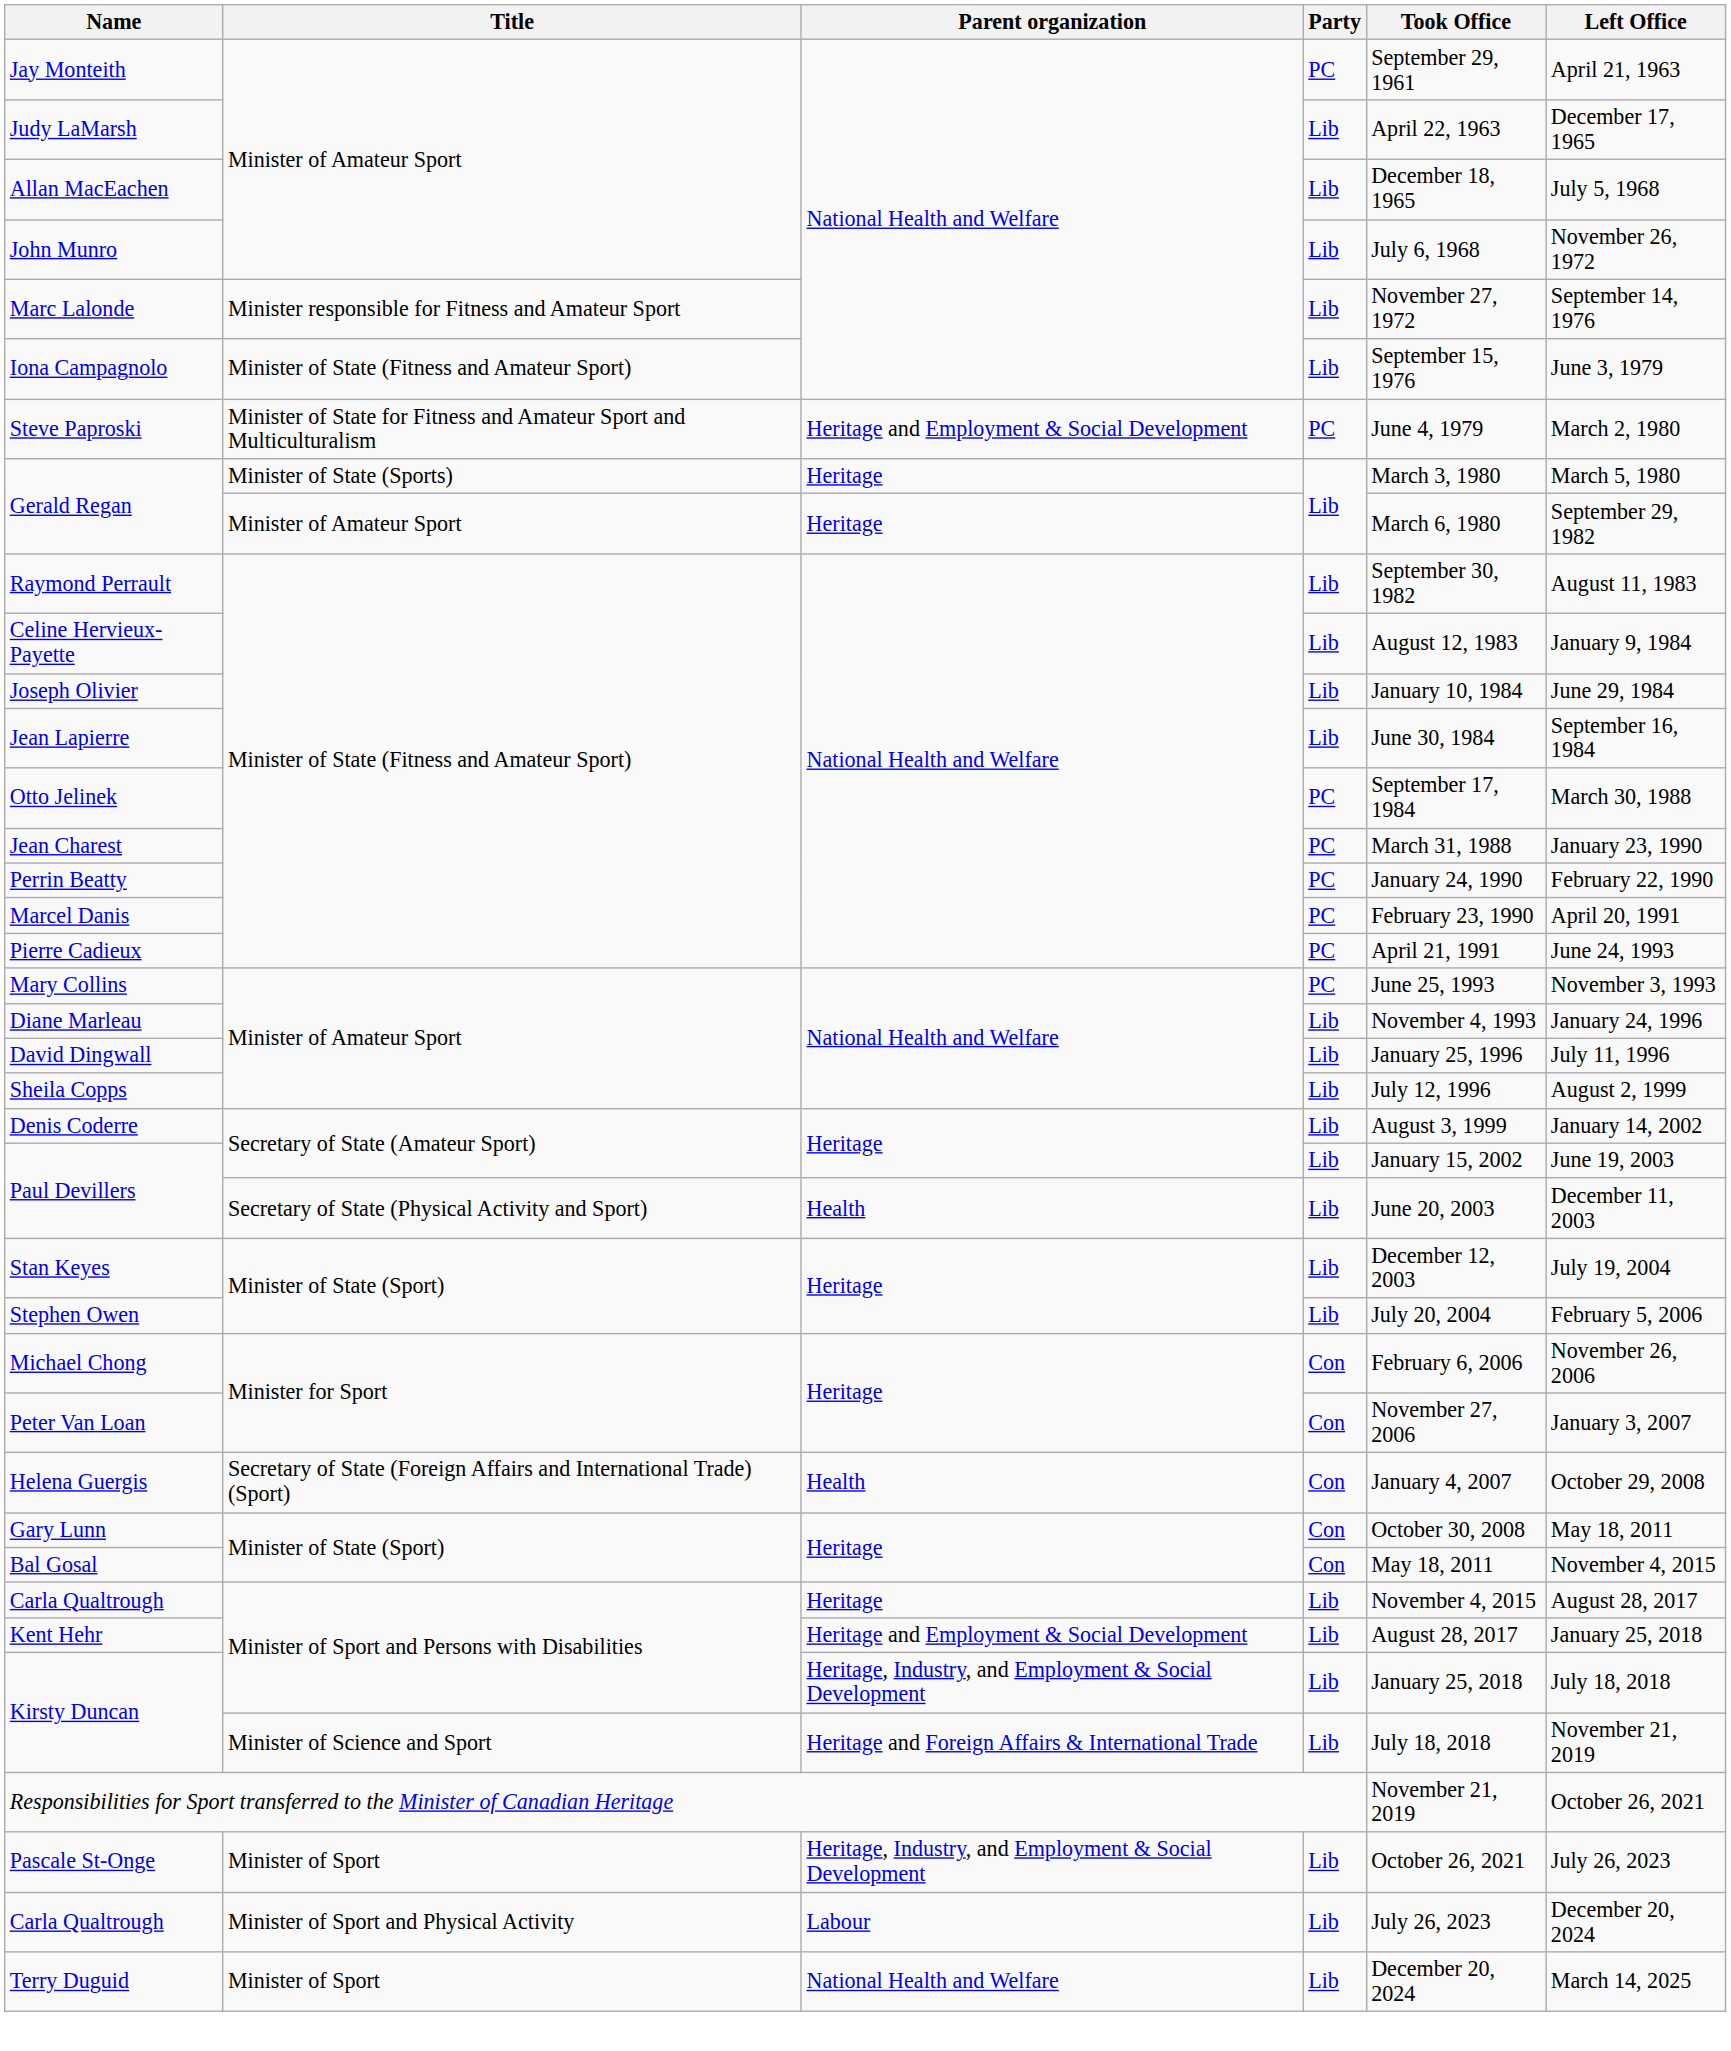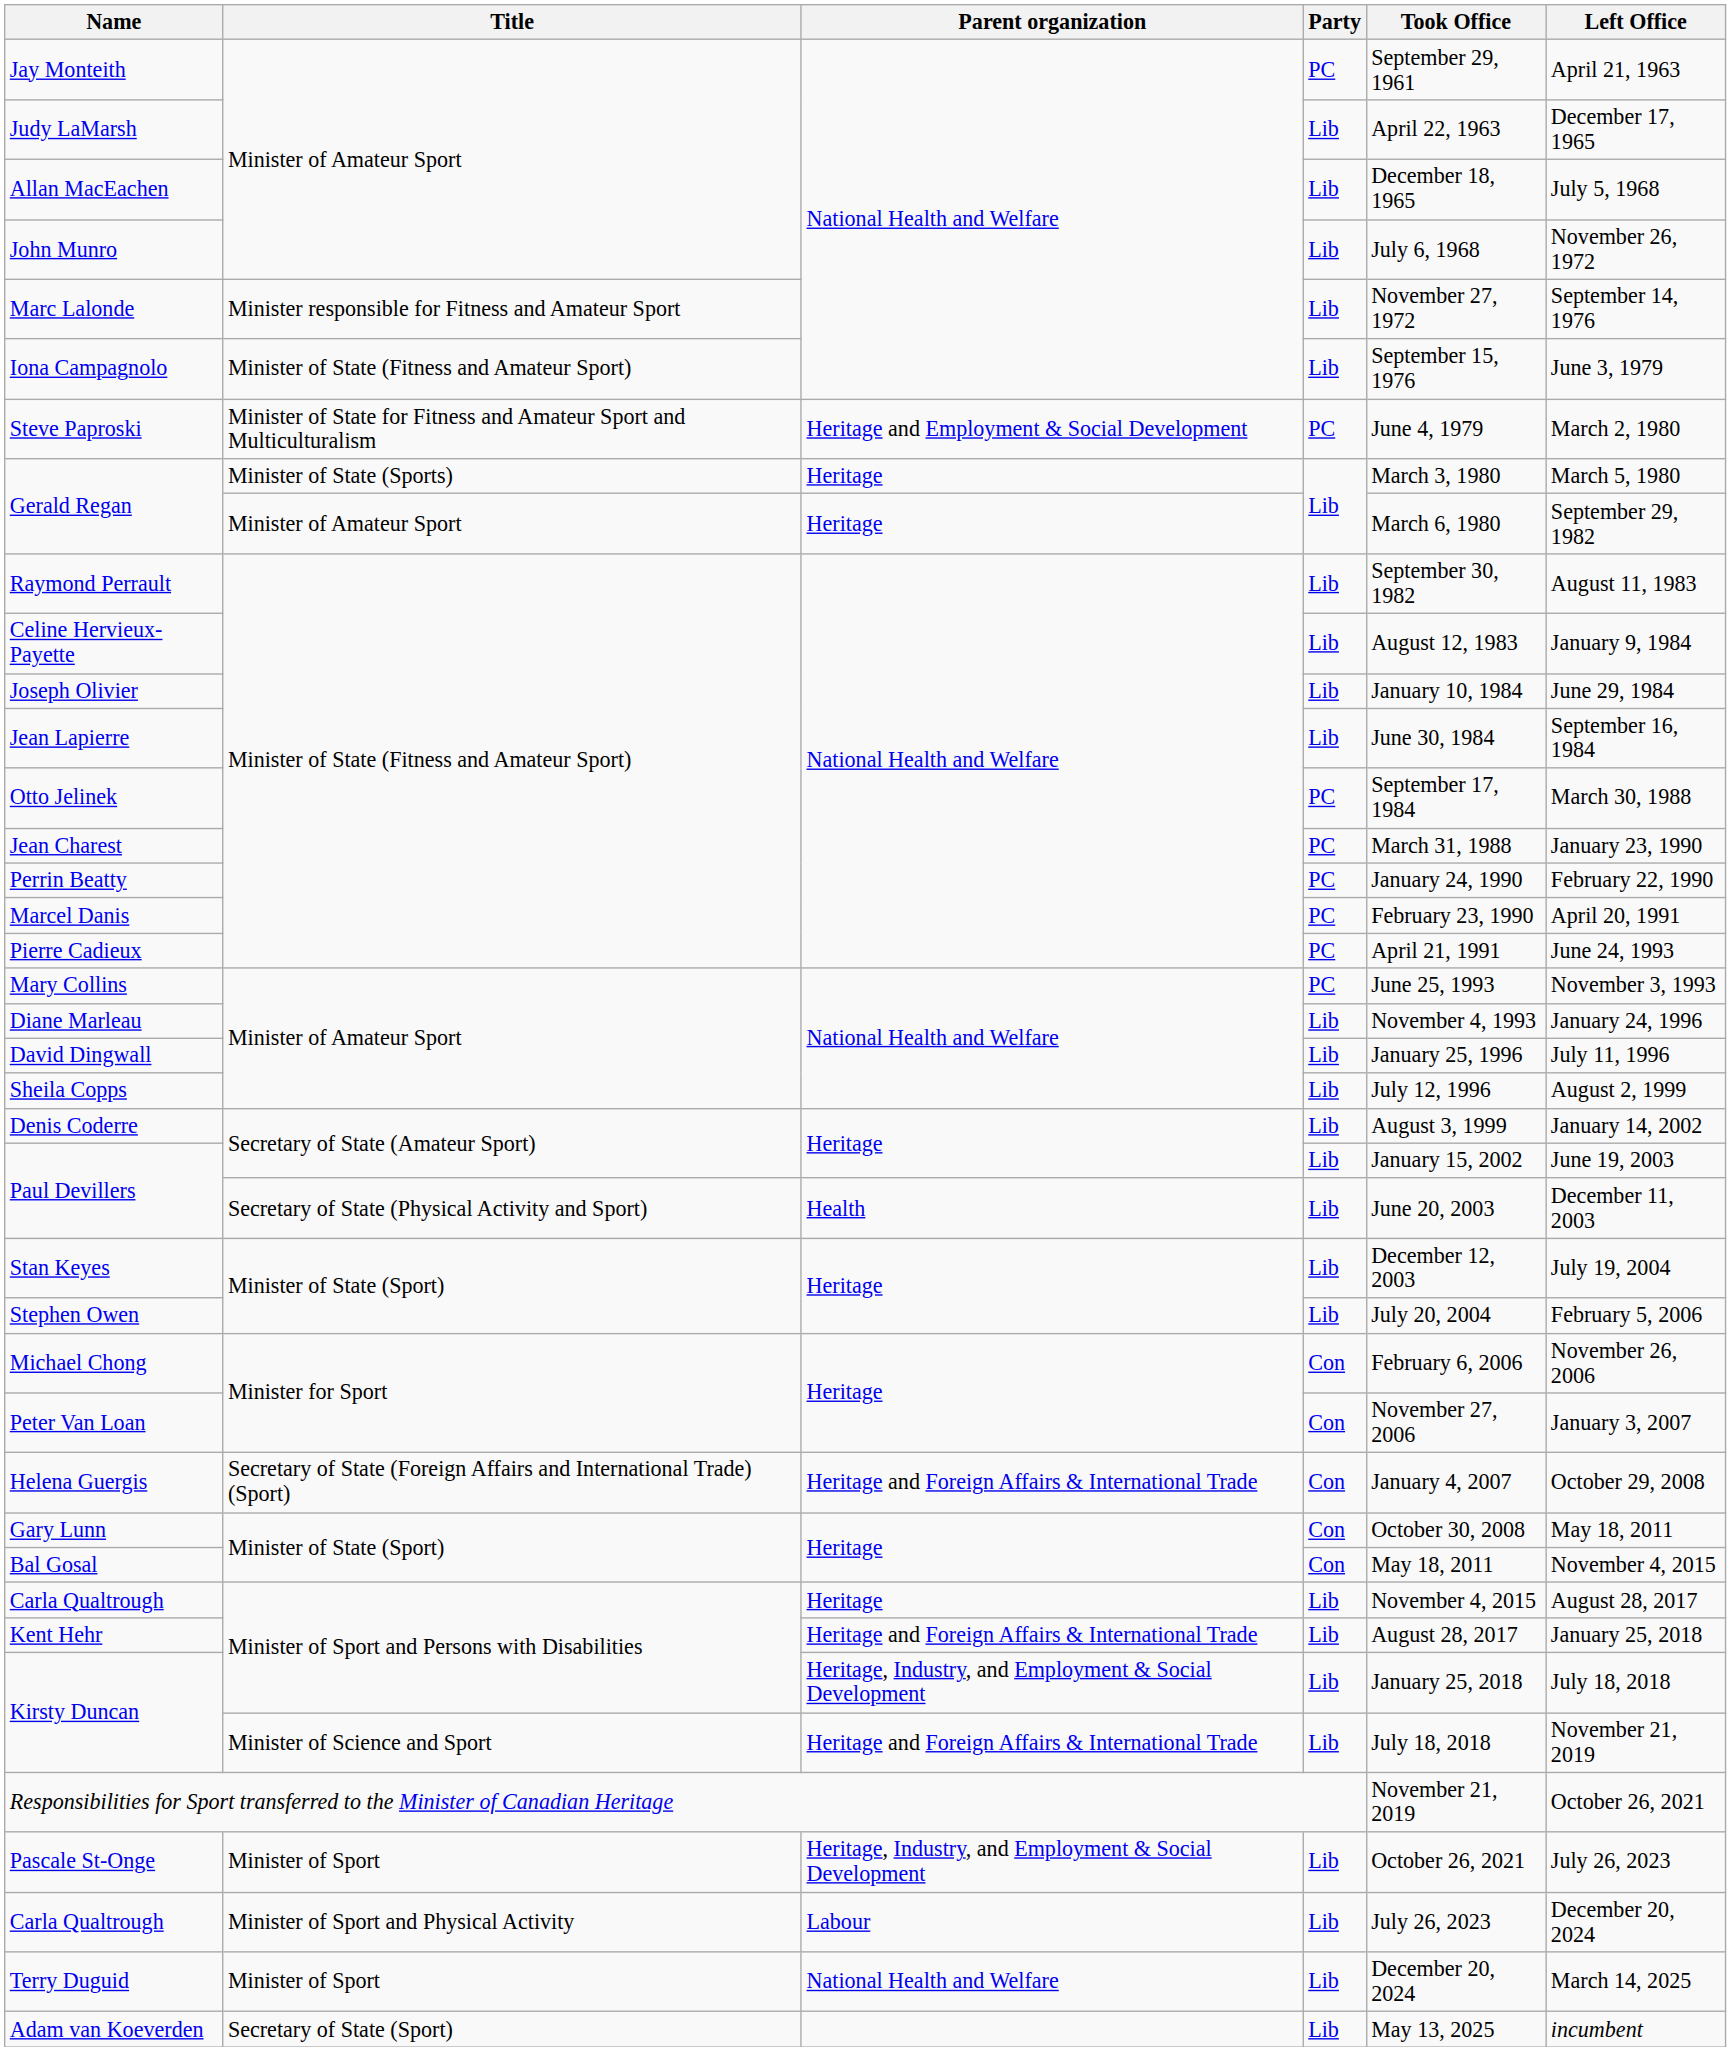(836, 1482) Health -> (1032, 1482) Heritage and Foreign Affairs & International Trade
(1027, 1634) Heritage and Employment & Social Development -> (1032, 1634) Heritage and Foreign Affairs & International Trade
+ row: (107, 2029)
